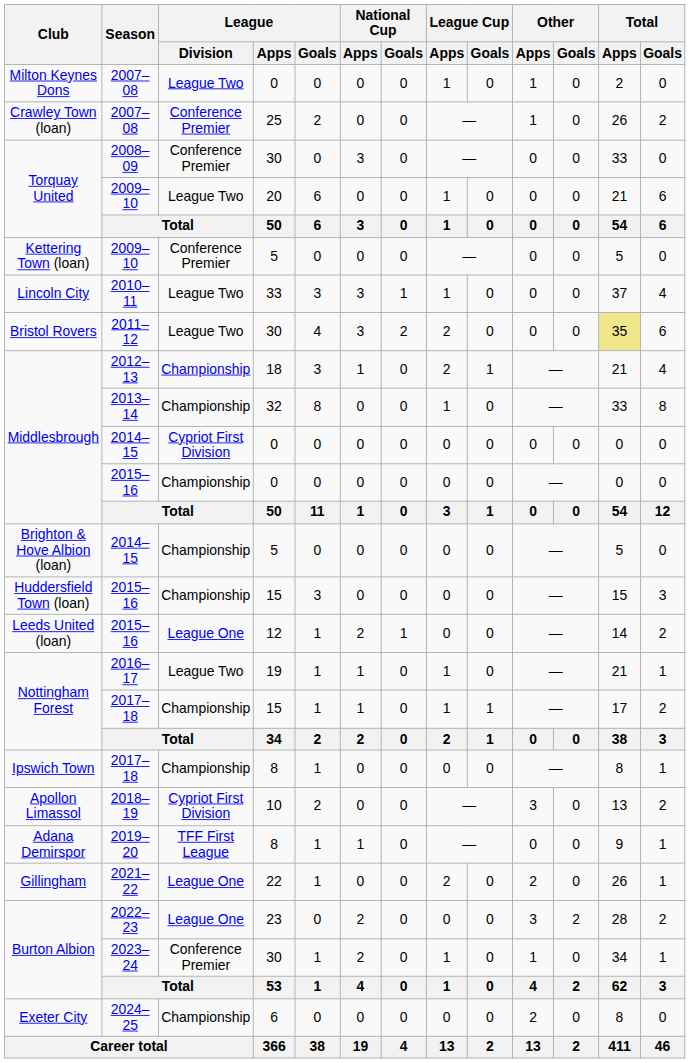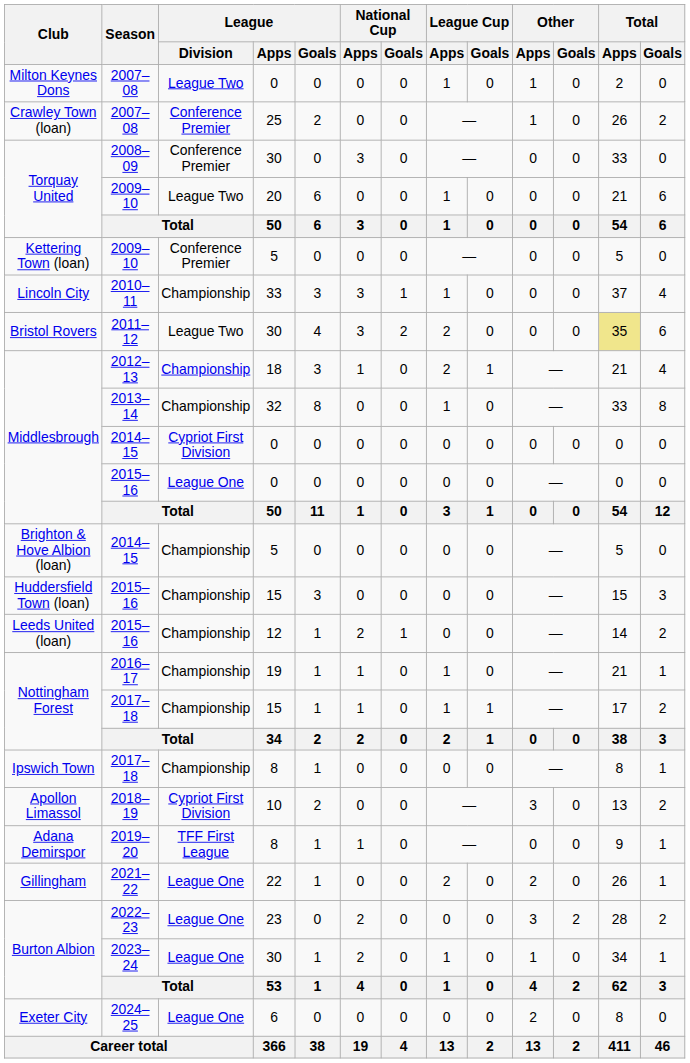(206, 293) League Two -> (206, 293) Championship
(206, 482) Championship -> (206, 482) League One
(206, 633) League One -> (206, 633) Championship
(206, 671) League Two -> (206, 671) Championship
(206, 957) Conference Premier -> (206, 957) League One
(206, 1017) Championship -> (206, 1017) League One
